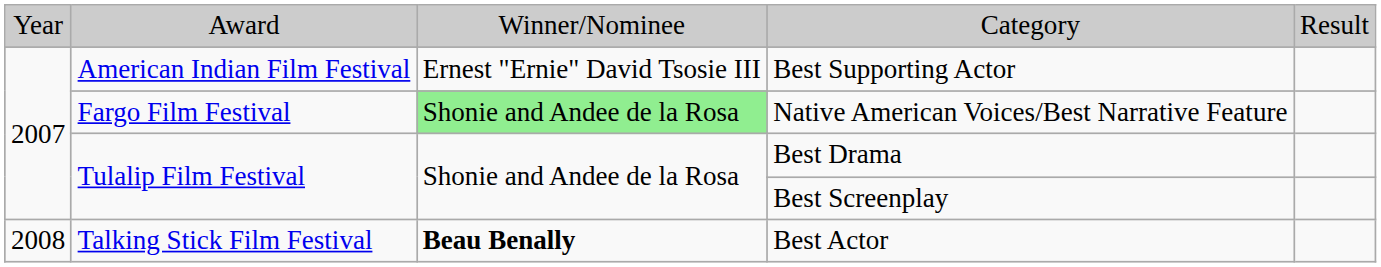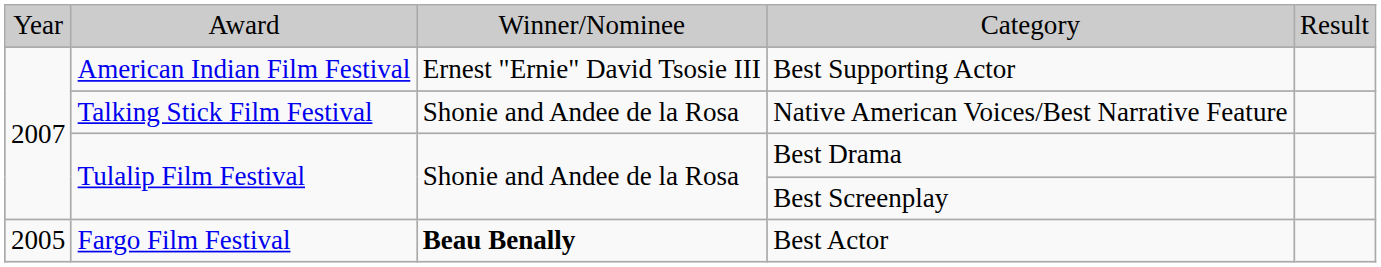(184, 111) Fargo Film Festival -> (225, 111) Talking Stick Film Festival
(581, 111) lightgreen background -> (581, 111) no background
(38, 240) 2008 -> (38, 240) 2005
(225, 240) Talking Stick Film Festival -> (184, 240) Fargo Film Festival
